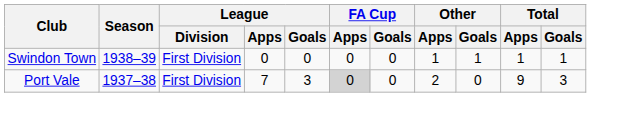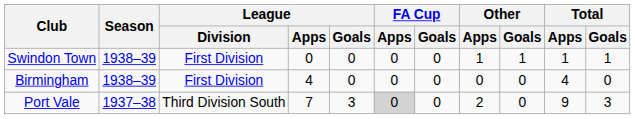+ row: (52, 80)
(202, 80) First Division -> (224, 102) Third Division South
